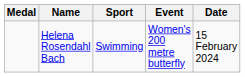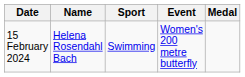columns swapped: (21, 13) <-> (216, 13)
